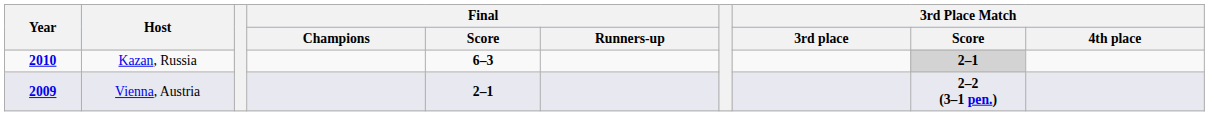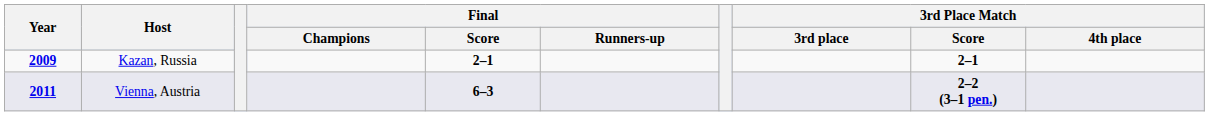(43, 61) 2010 -> (43, 61) 2009
(483, 61) 6–3 -> (483, 61) 2–1
(968, 61) lightgrey background -> (968, 61) no background
(43, 91) 2009 -> (43, 91) 2011
(483, 91) 2–1 -> (483, 91) 6–3
